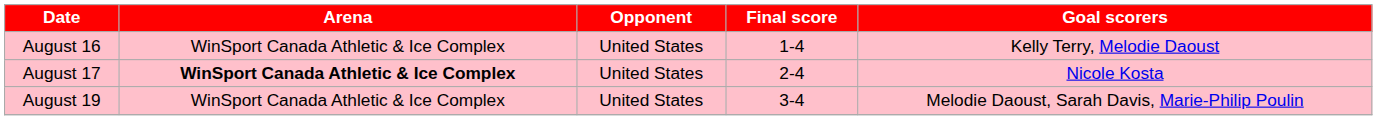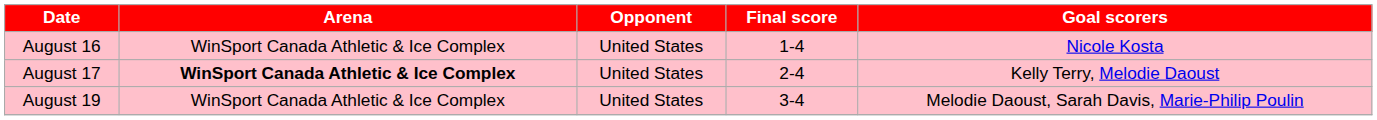(1115, 45) Kelly Terry, Melodie Daoust -> (1115, 45) Nicole Kosta
(1115, 73) Nicole Kosta -> (1115, 73) Kelly Terry, Melodie Daoust
